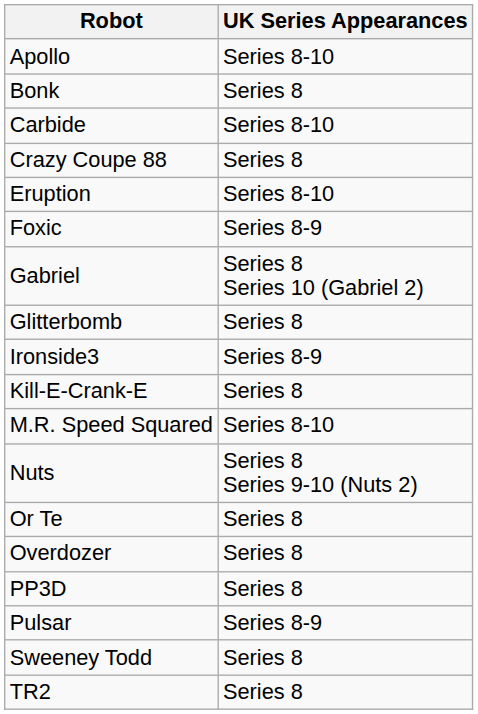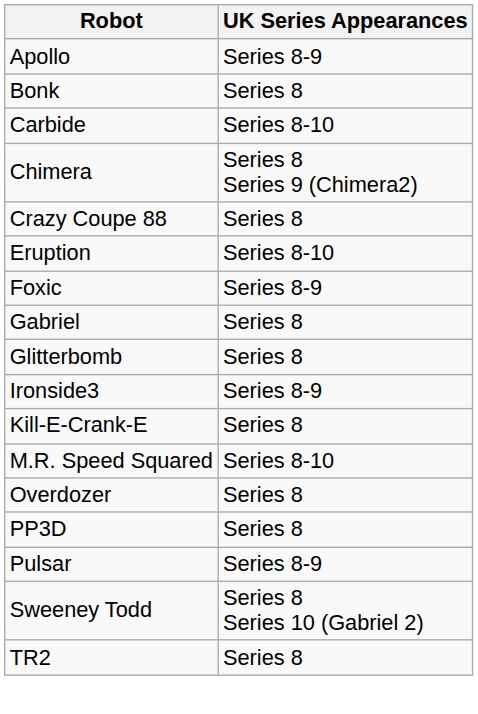(279, 56) Series 8-10 -> (273, 56) Series 8-9
+ row: (51, 172)
(323, 275) Series 8 Series 10 (Gabriel 2) -> (263, 322) Series 8
- row: (32, 472)
- row: (36, 519)
(263, 657) Series 8 -> (323, 610) Series 8 Series 10 (Gabriel 2)
